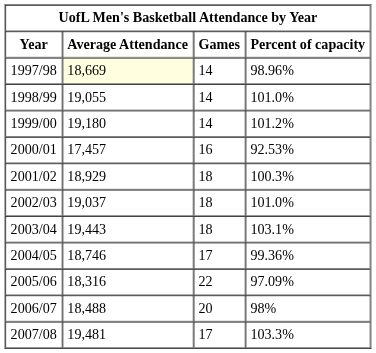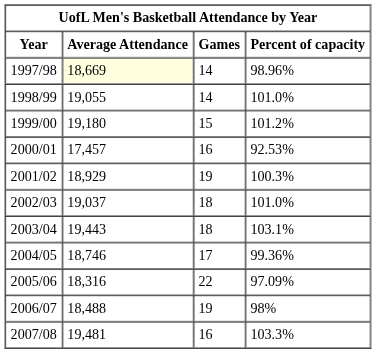(205, 123) 14 -> (205, 123) 15
(205, 176) 18 -> (205, 176) 19
(205, 308) 20 -> (205, 308) 19
(205, 334) 17 -> (205, 334) 16
